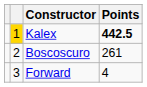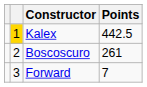(117, 34) bold -> (117, 34) normal
(105, 73) 4 -> (105, 73) 7
